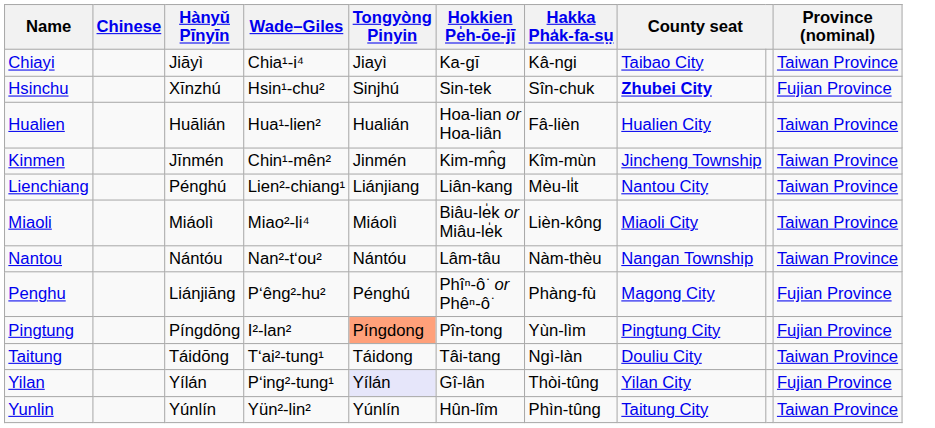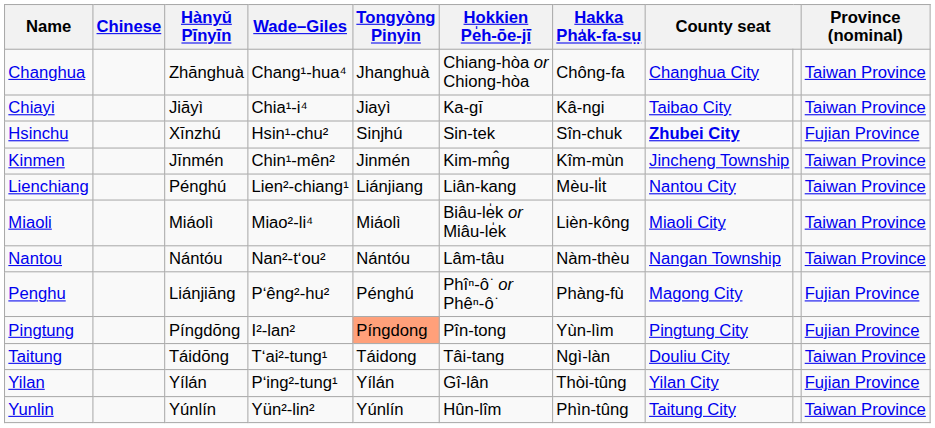+ row: (47, 72)
- row: (37, 124)
(372, 382) lavender background -> (375, 382) no background
